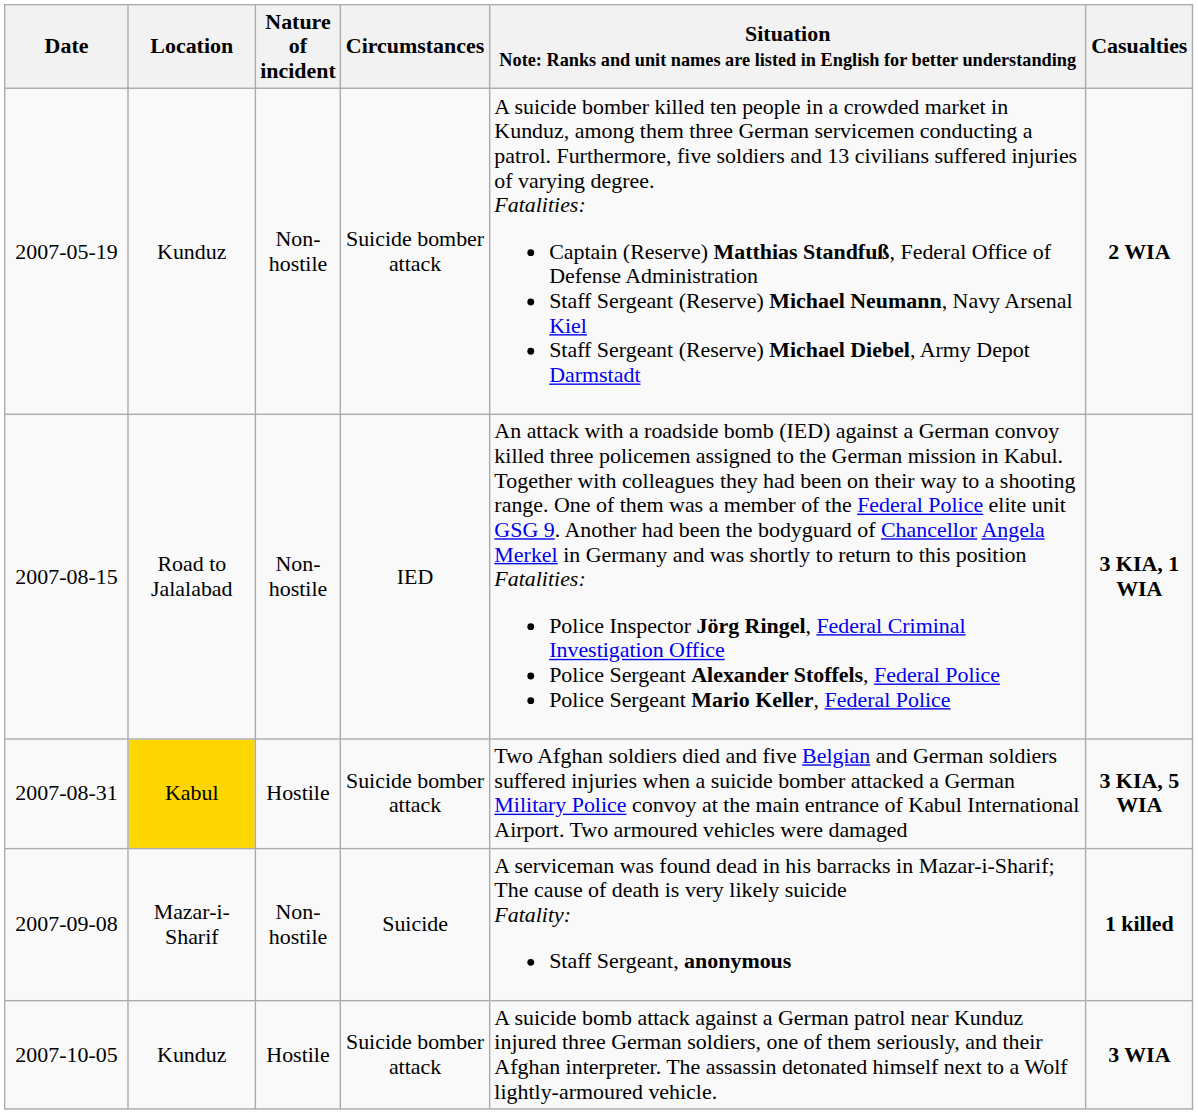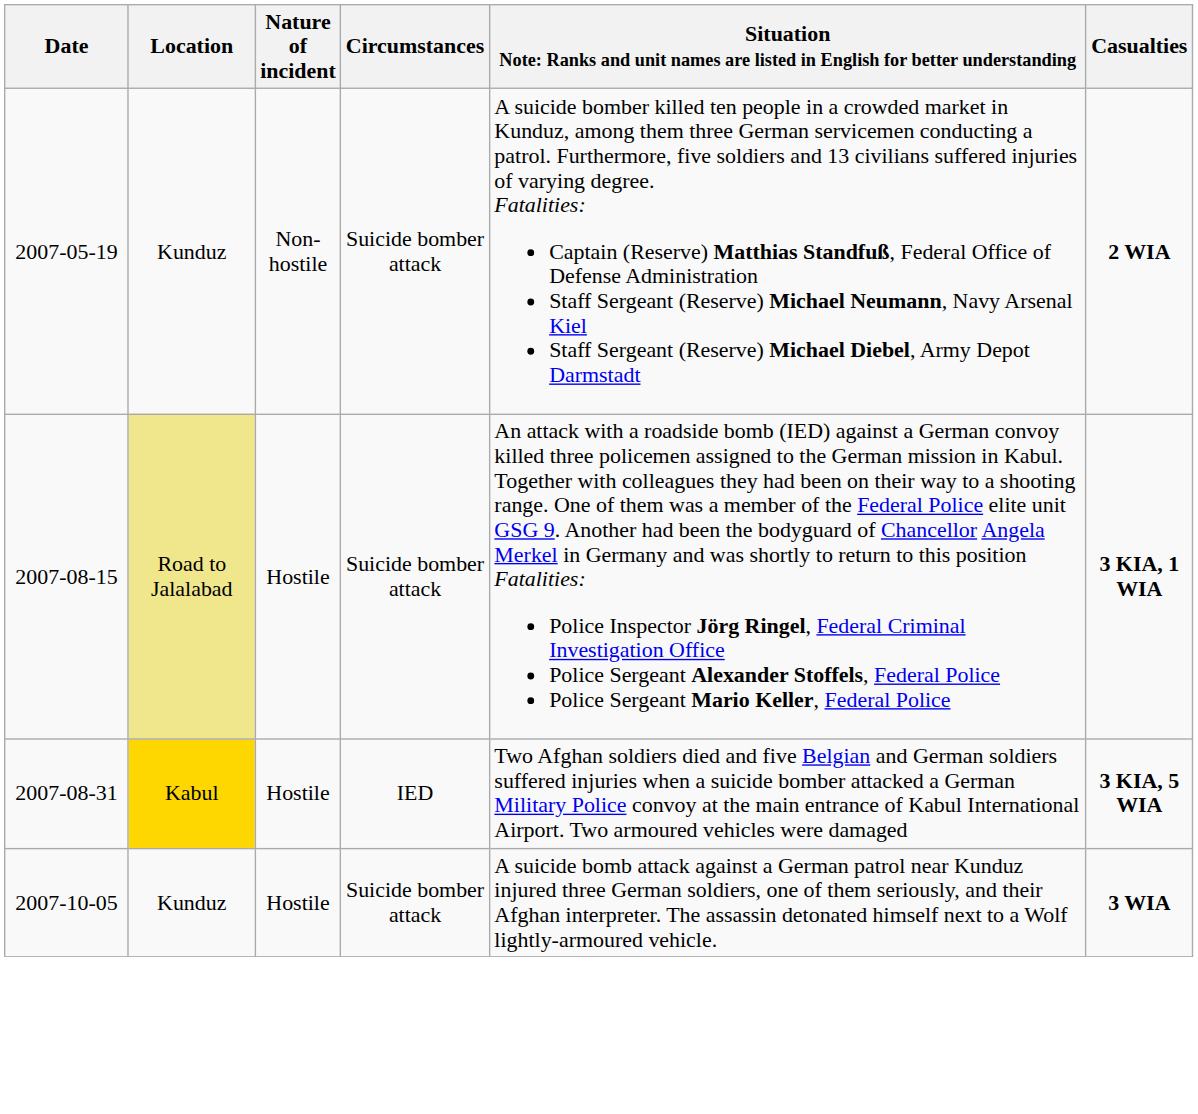(192, 576) no background -> (192, 576) khaki background
(298, 576) Non-hostile -> (298, 576) Hostile
(415, 576) IED -> (415, 576) Suicide bomber attack
(415, 793) Suicide bomber attack -> (415, 793) IED
- row: (67, 924)
